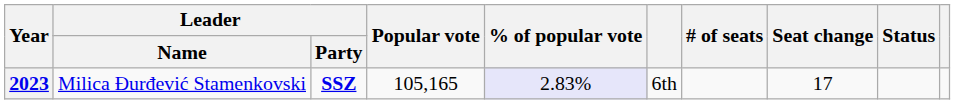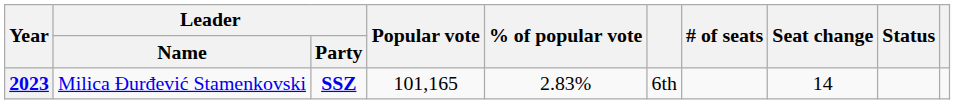(426, 83) 105,165 -> (426, 83) 101,165
(566, 83) lavender background -> (566, 83) no background
(823, 83) 17 -> (823, 83) 14
